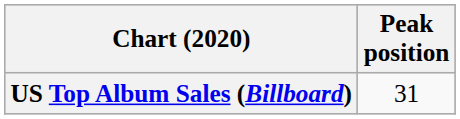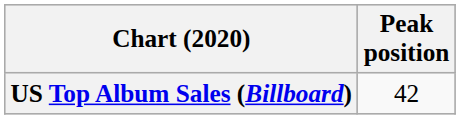(407, 93) 31 -> (407, 93) 42
